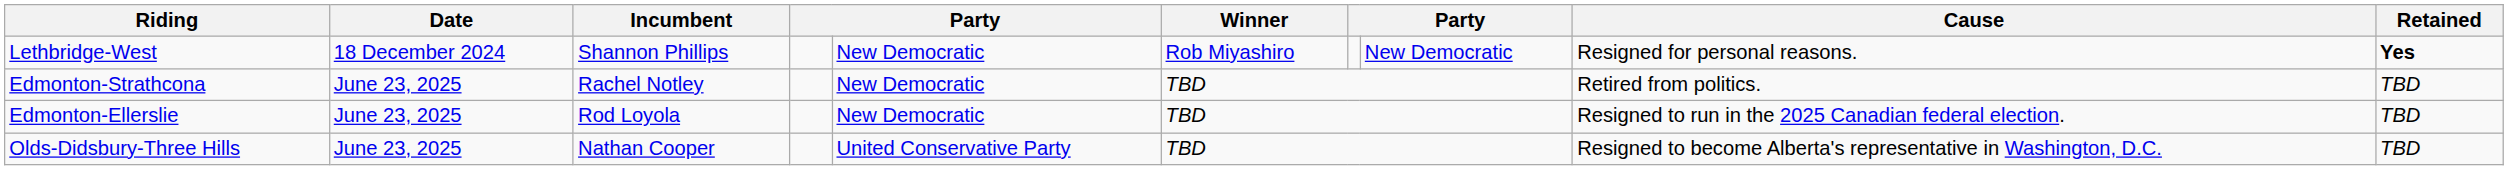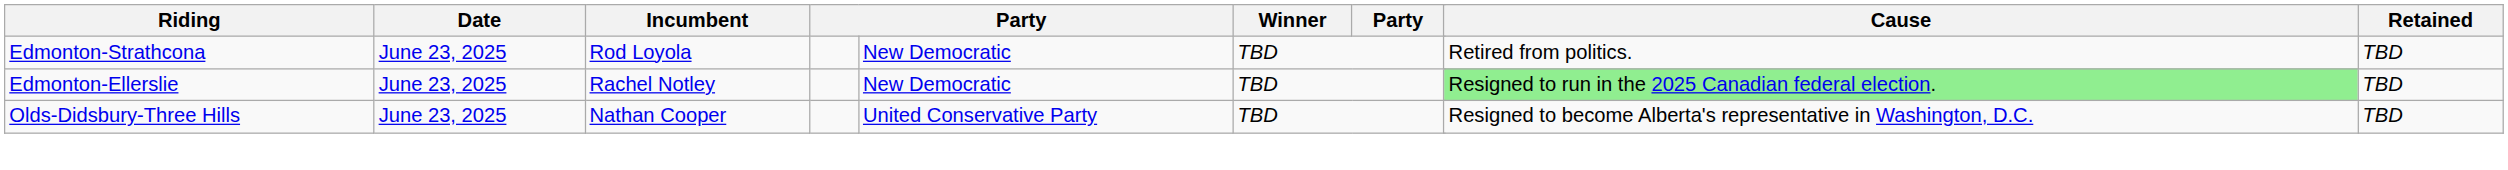- row: (83, 52)
(641, 84) Rachel Notley -> (641, 52) Rod Loyola
(629, 116) Rod Loyola -> (652, 84) Rachel Notley
(1821, 116) no background -> (1692, 84) lightgreen background
